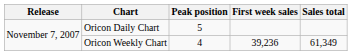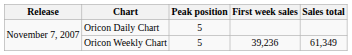(200, 43) 4 -> (200, 43) 5
